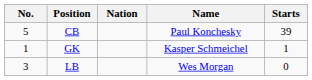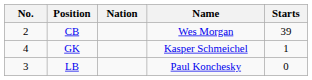(26, 31) 5 -> (26, 31) 2
(206, 31) Paul Konchesky -> (206, 31) Wes Morgan
(26, 49) 1 -> (26, 49) 4
(206, 67) Wes Morgan -> (206, 67) Paul Konchesky
